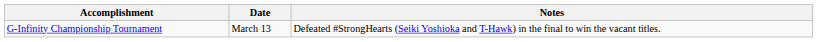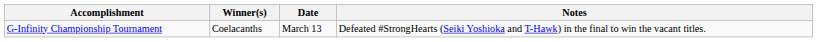+ column: (245, 12)
